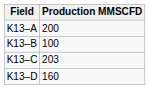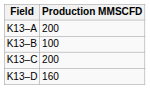(51, 60) 203 -> (51, 60) 200
